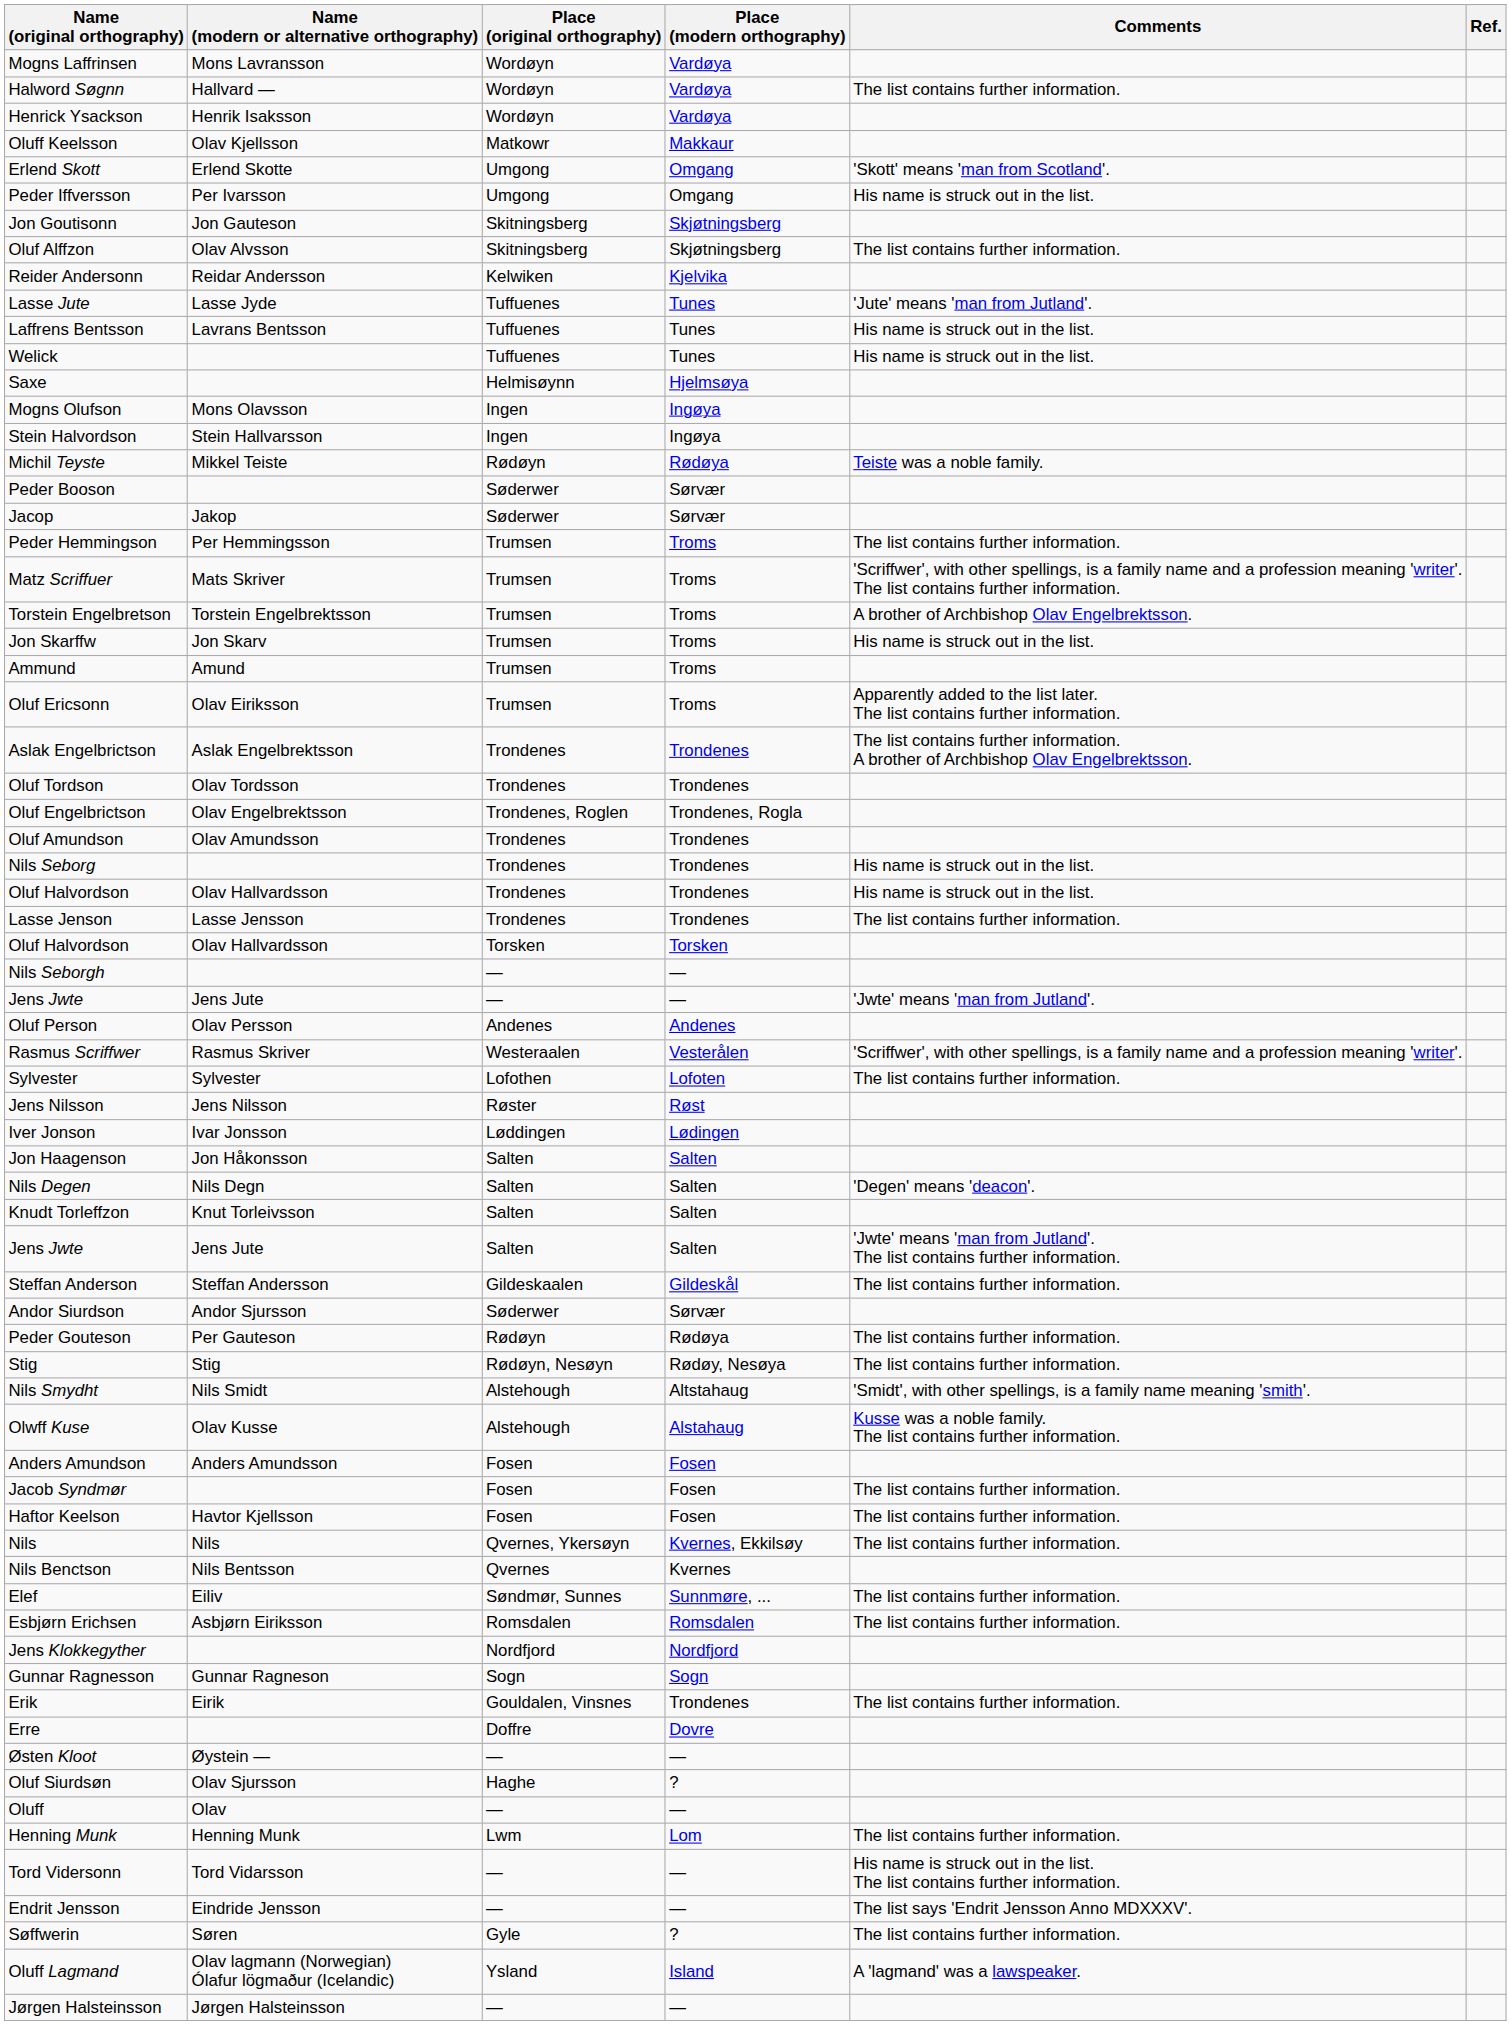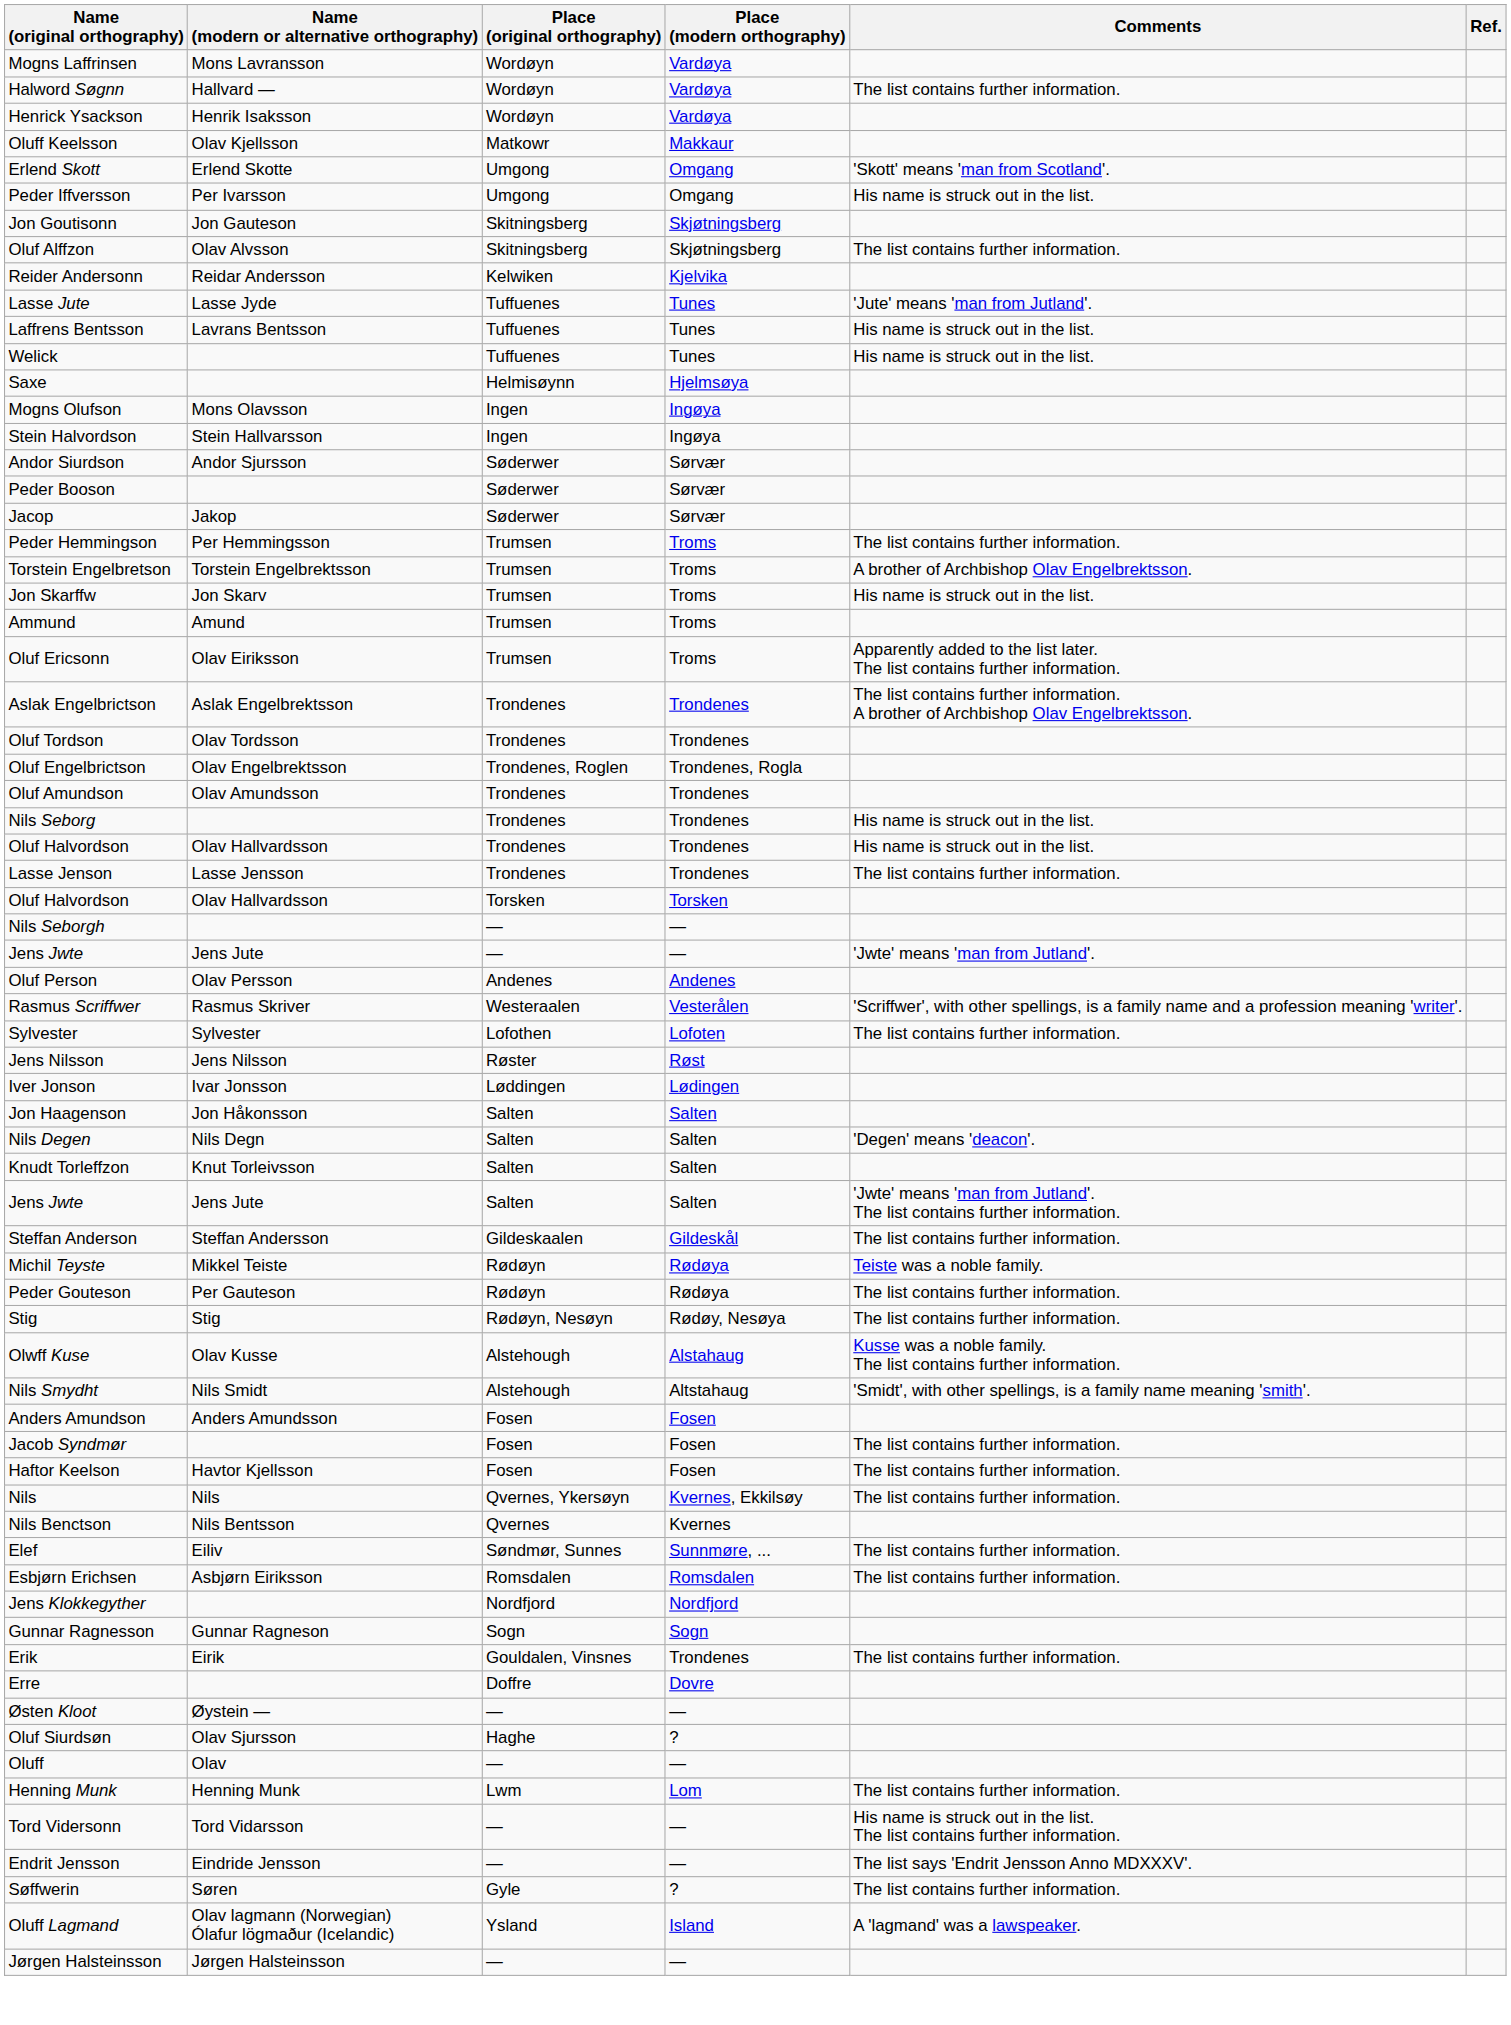rows swapped: (66, 1311) <-> (57, 463)
- row: (60, 579)
rows swapped: (49, 1427) <-> (53, 1391)
